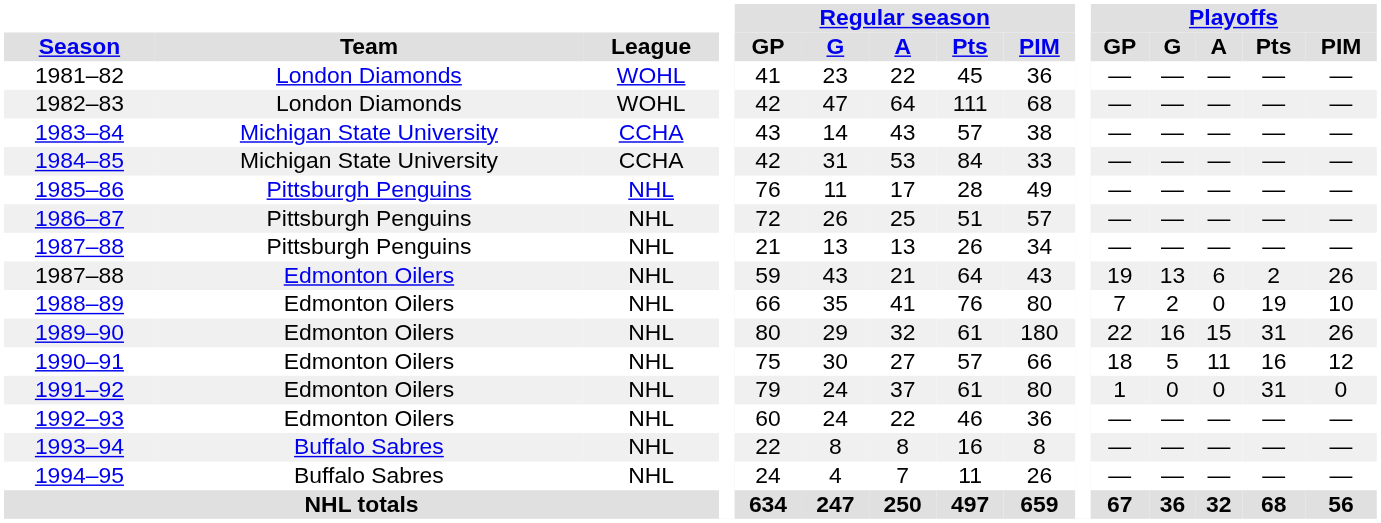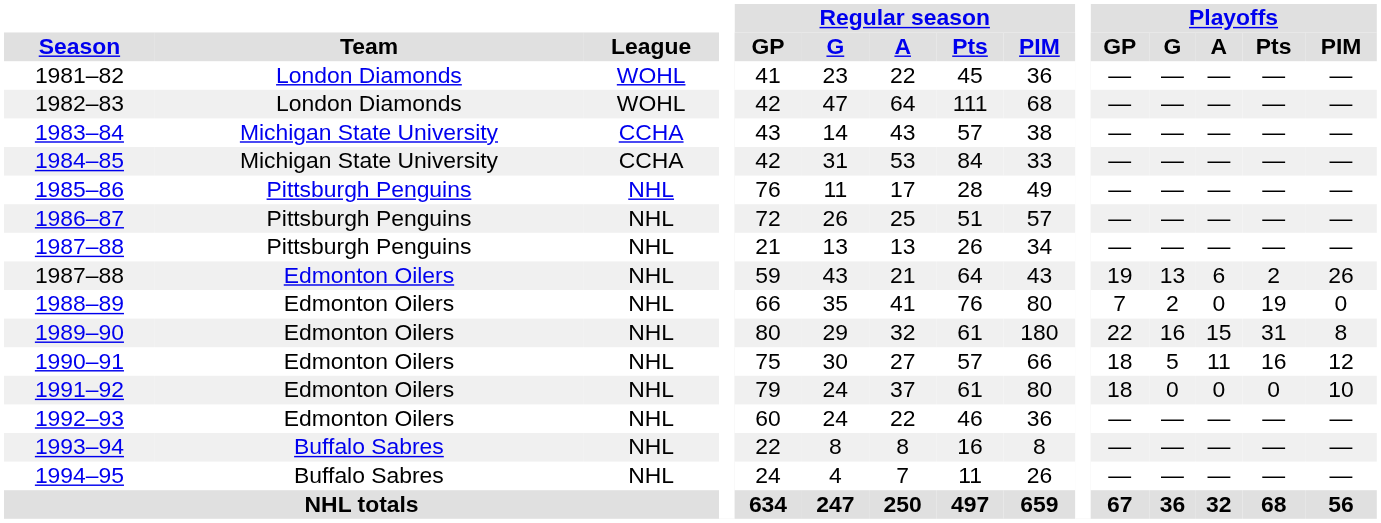(1341, 304) 10 -> (1341, 304) 0
(1341, 332) 26 -> (1341, 332) 8
(1120, 389) 1 -> (1120, 389) 18
(1274, 389) 31 -> (1274, 389) 0
(1341, 389) 0 -> (1341, 389) 10
